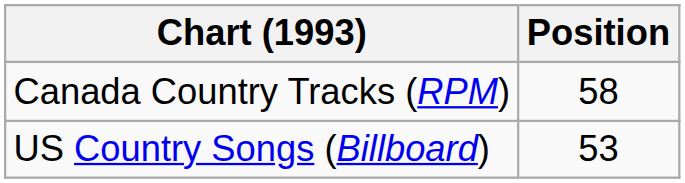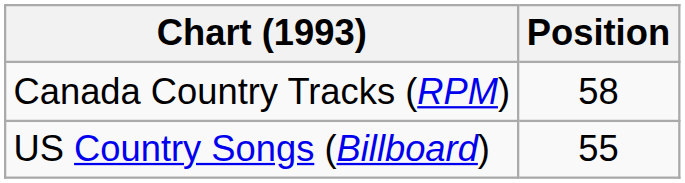(598, 148) 53 -> (598, 148) 55
